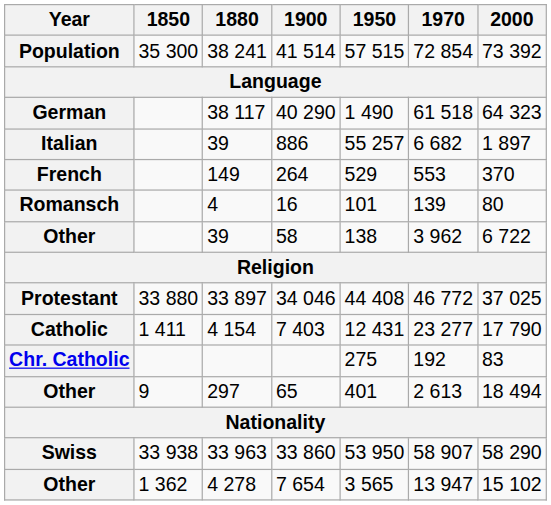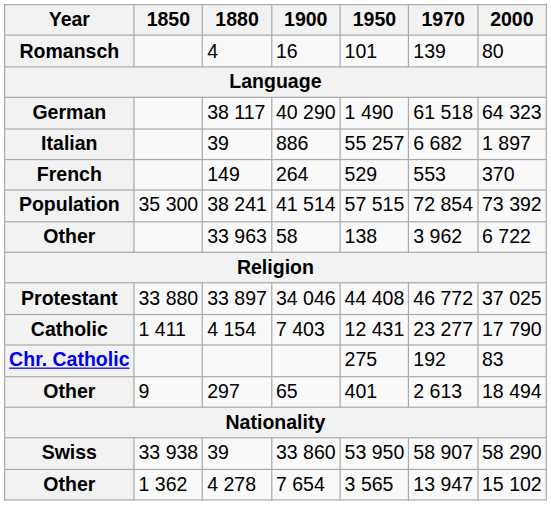rows swapped: (306, 50) <-> (287, 205)
(218, 236) 39 -> (237, 236) 33 963
(237, 453) 33 963 -> (218, 453) 39
